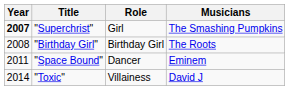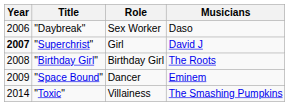+ row: (60, 28)
(226, 28) The Smashing Pumpkins -> (186, 45) David J
(18, 61) 2011 -> (18, 77) 2009
(186, 77) David J -> (226, 93) The Smashing Pumpkins
